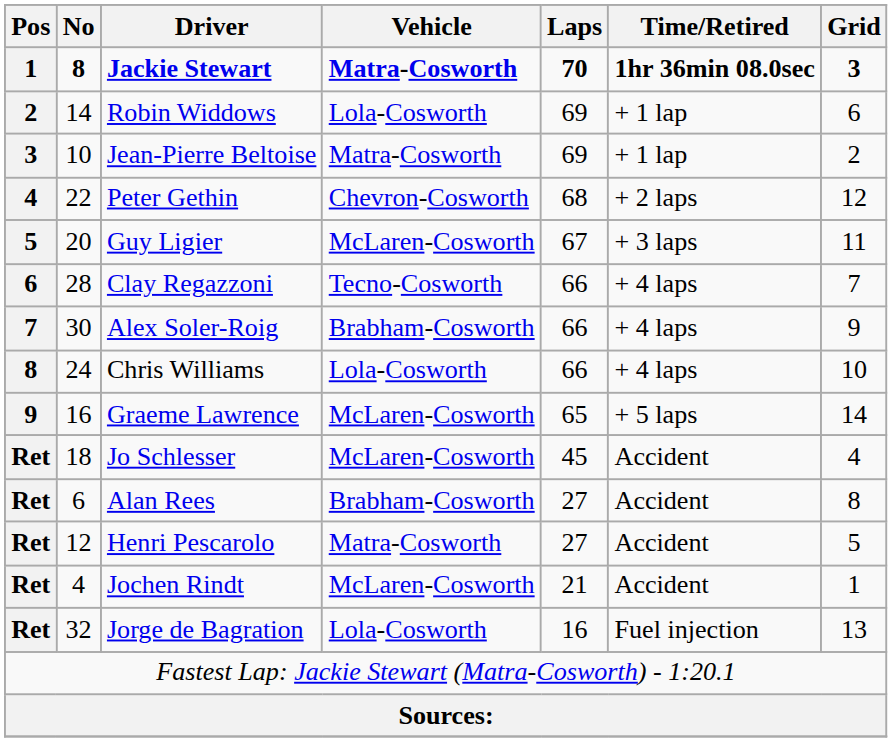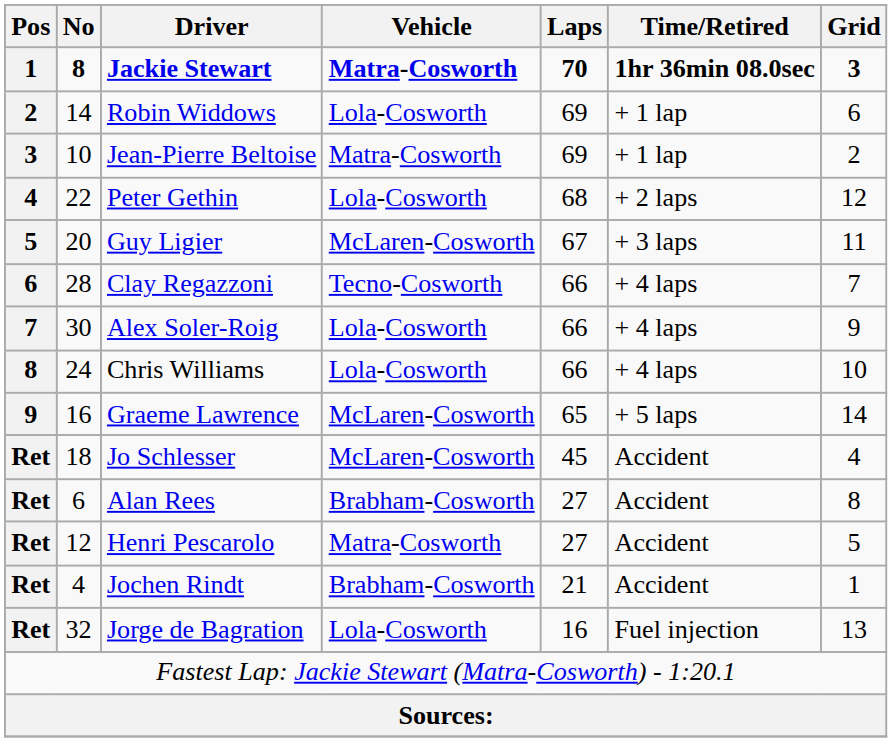(429, 197) Chevron-Cosworth -> (408, 197) Lola-Cosworth
(432, 327) Brabham-Cosworth -> (408, 327) Lola-Cosworth
(432, 585) McLaren-Cosworth -> (432, 585) Brabham-Cosworth
